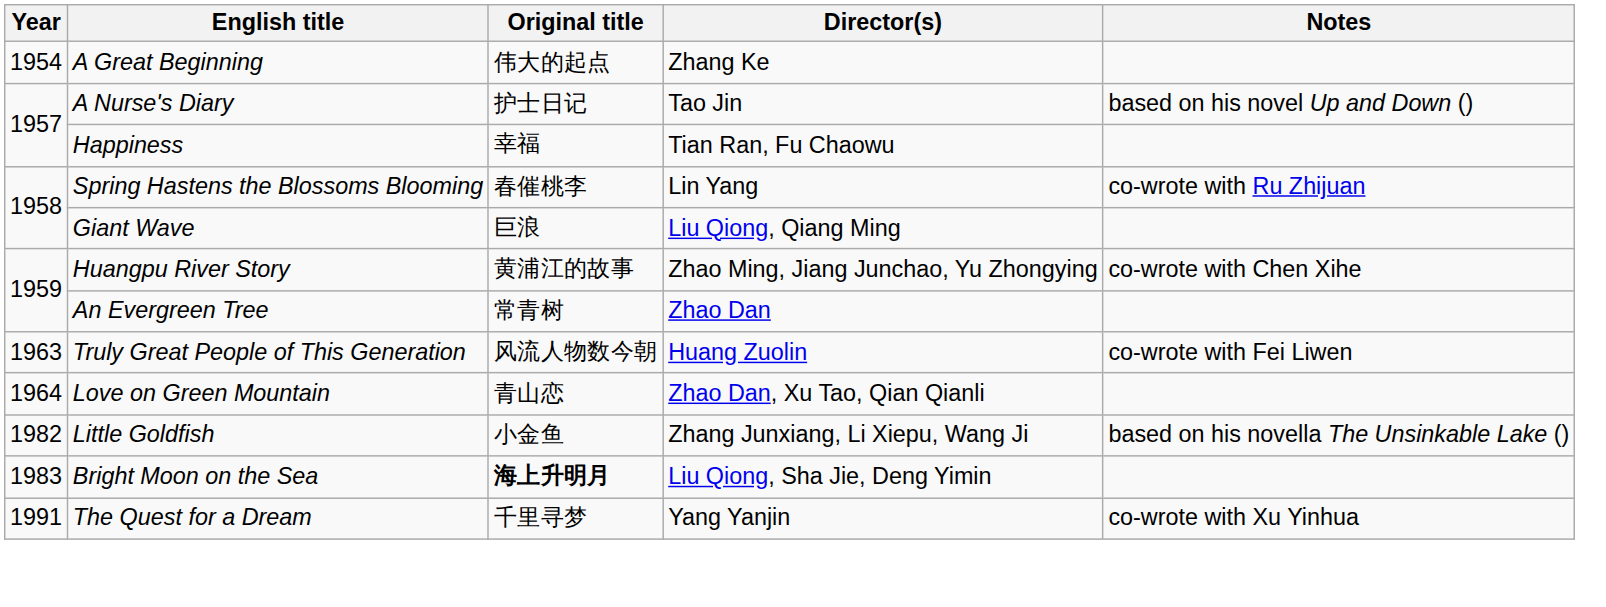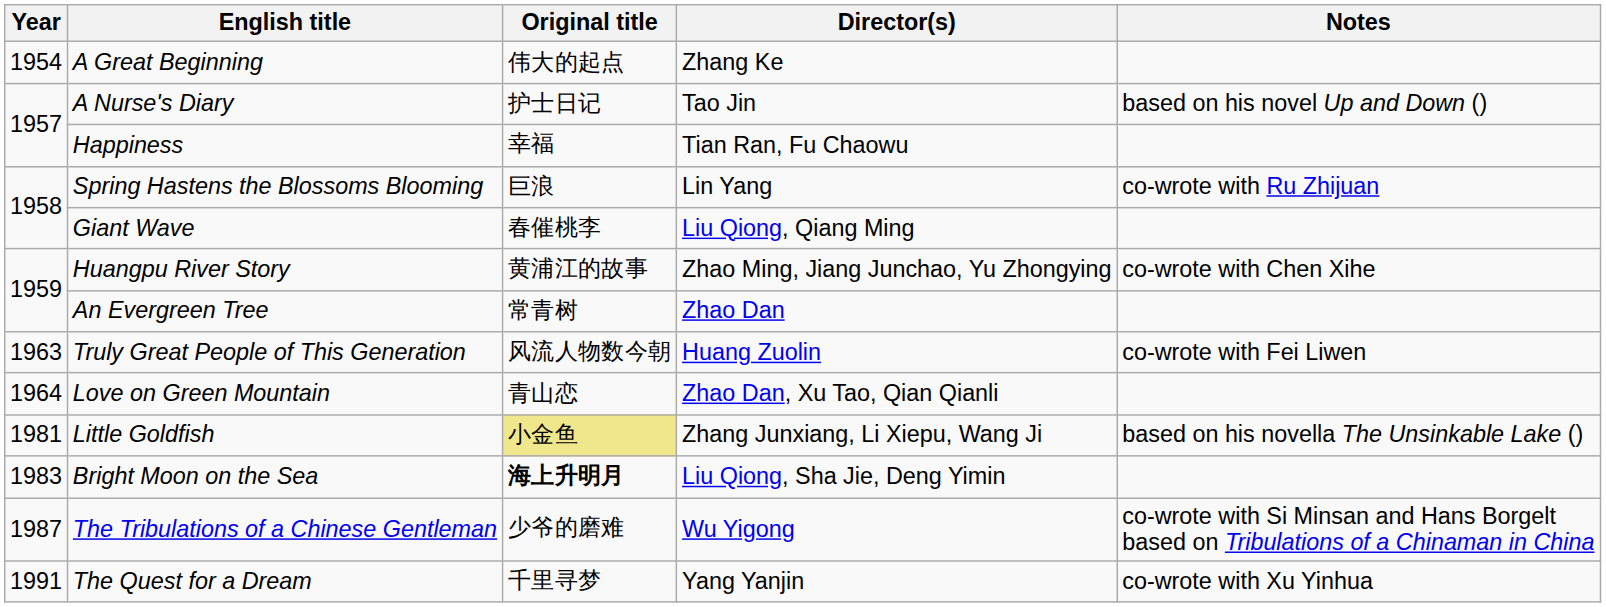(541, 185) 春催桃李 -> (531, 185) 巨浪
(517, 227) 巨浪 -> (555, 227) 春催桃李
(36, 435) 1982 -> (36, 435) 1981
(529, 434) no background -> (543, 434) khaki background
+ row: (285, 528)
